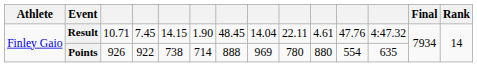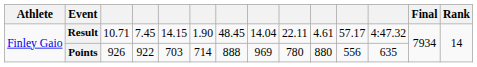(352, 33) 47.76 -> (352, 33) 57.17
(174, 52) 738 -> (174, 52) 703
(352, 52) 554 -> (352, 52) 556
